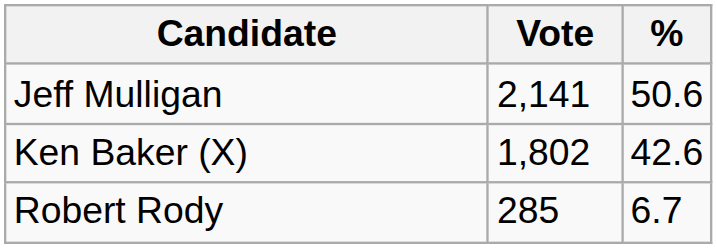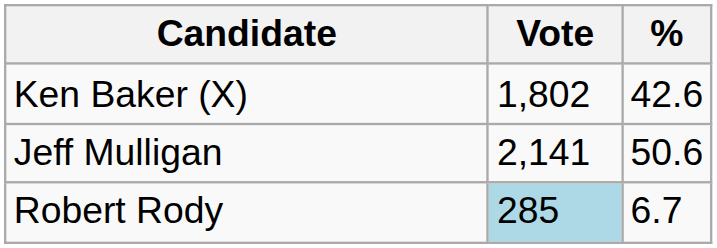rows swapped: (118, 93) <-> (131, 152)
(528, 211) no background -> (528, 211) lightblue background
